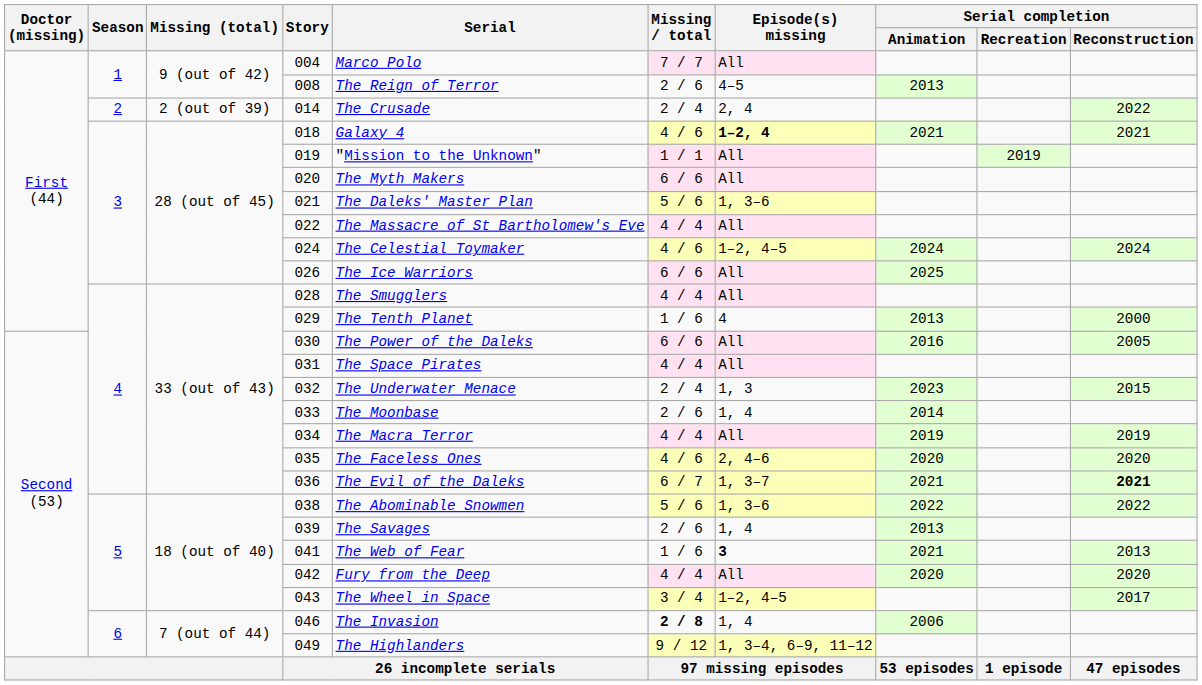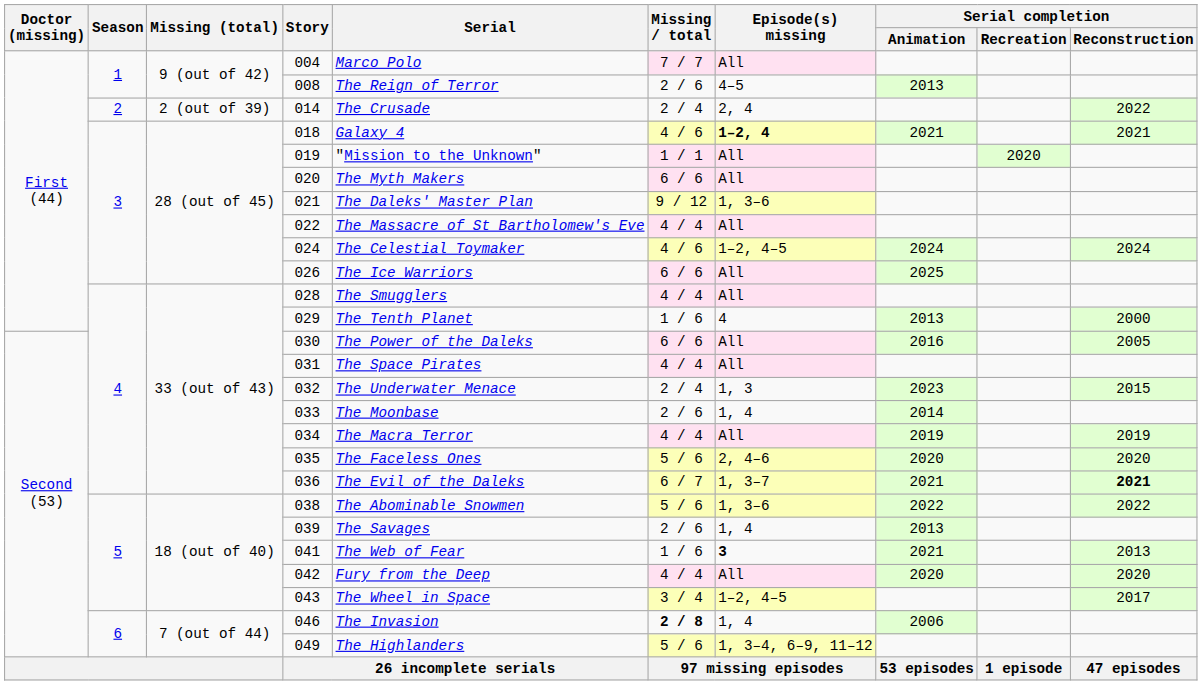(1024, 156) 2019 -> (1024, 156) 2020
(681, 203) 5 / 6 -> (681, 203) 9 / 12
(681, 459) 4 / 6 -> (681, 459) 5 / 6
(681, 645) 9 / 12 -> (681, 645) 5 / 6
